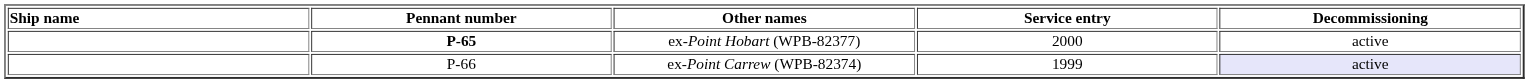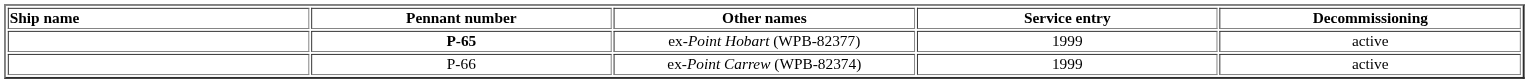(1067, 41) 2000 -> (1067, 41) 1999
(1370, 64) lavender background -> (1370, 64) no background
